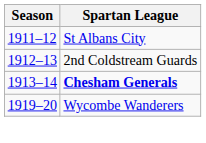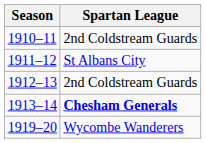+ row: (32, 37)
